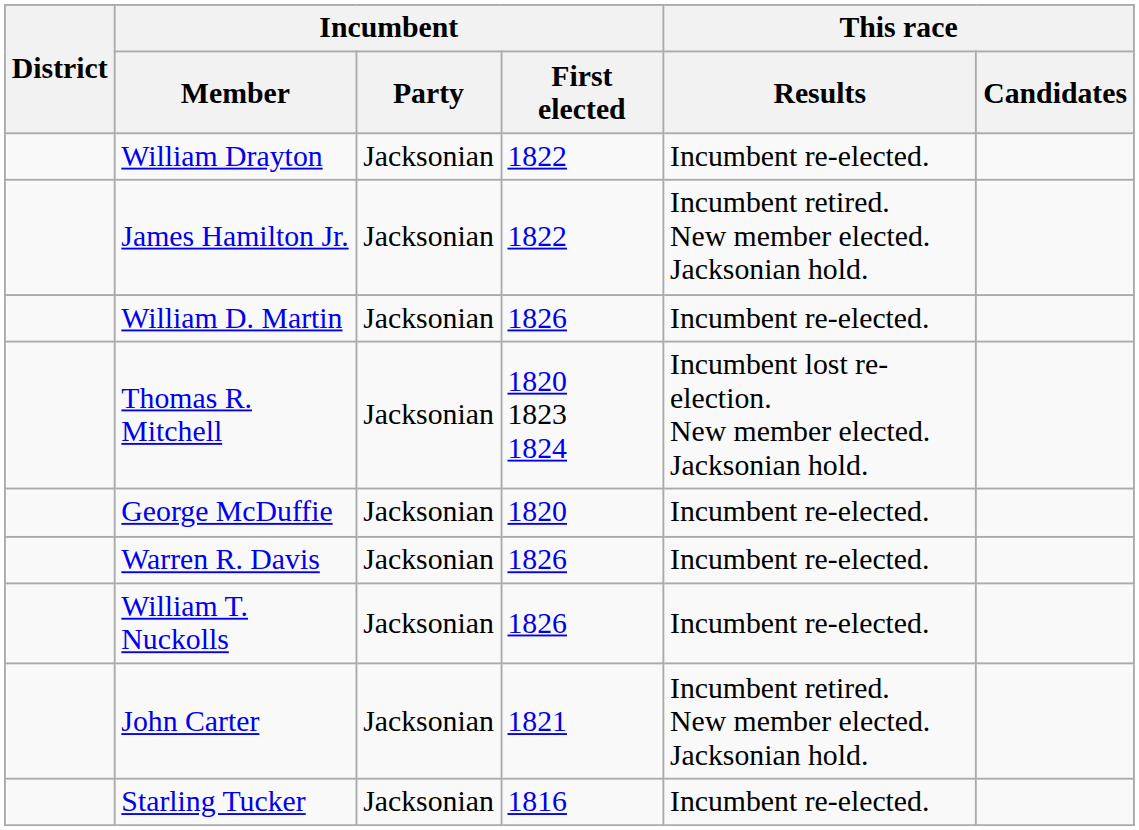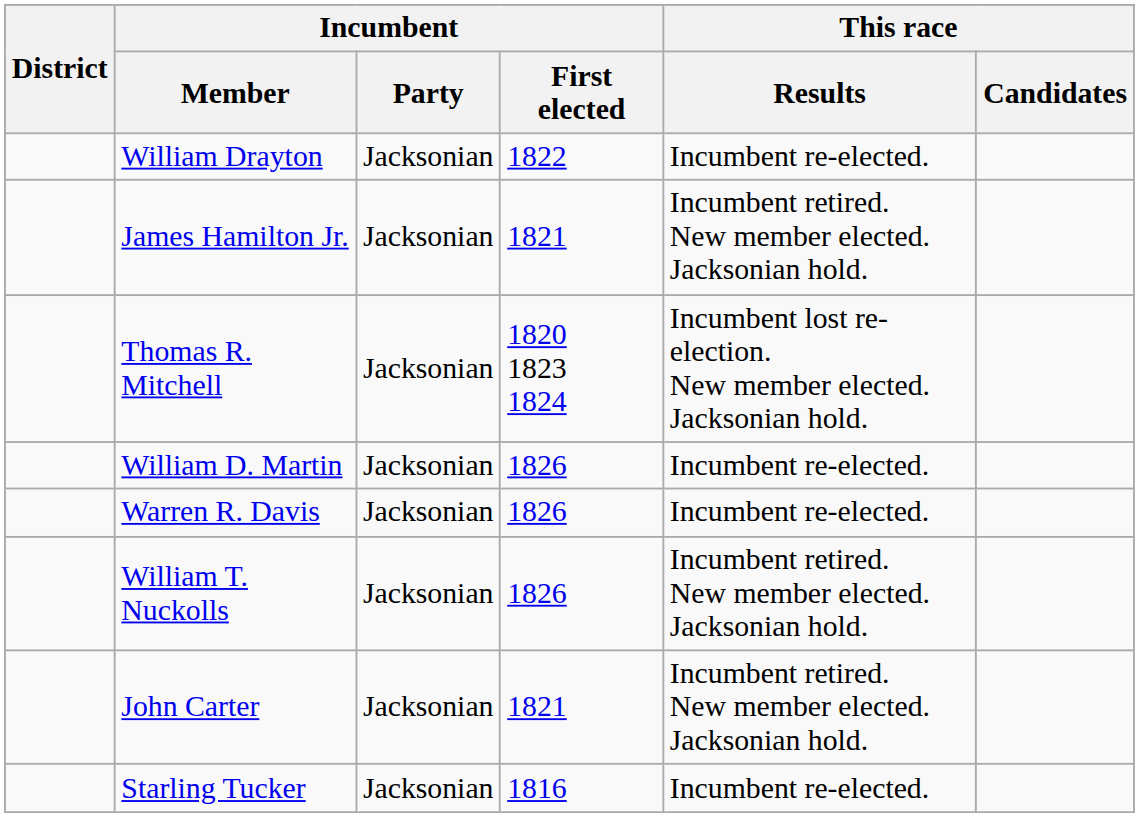(537, 236) 1822 -> (537, 236) 1821
rows swapped: (187, 414) <-> (232, 317)
- row: (227, 512)
(800, 623) Incumbent re-elected. -> (800, 592) Incumbent retired. New member elected. Jacksonian hold.
